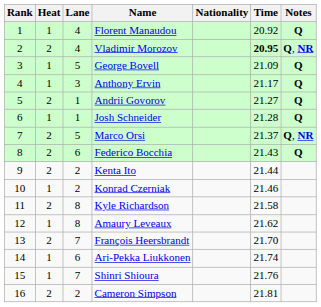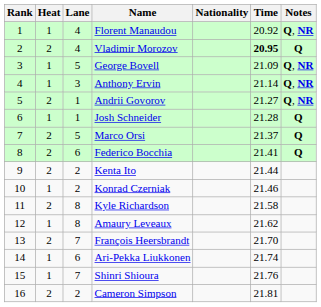(298, 30) Q -> (298, 30) Q, NR
(298, 48) Q, NR -> (298, 48) Q
(298, 65) Q -> (298, 65) Q, NR
(266, 83) 21.17 -> (266, 83) 21.14
(298, 83) Q -> (298, 83) Q, NR
(298, 100) Q -> (298, 100) Q, NR
(298, 135) Q, NR -> (298, 135) Q
(266, 153) 21.43 -> (266, 153) 21.41
